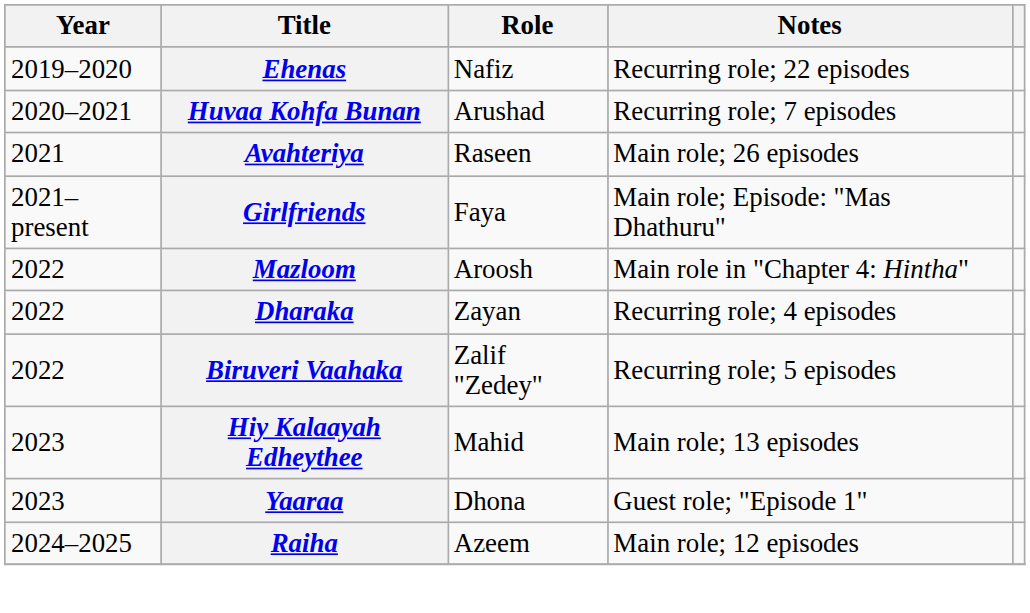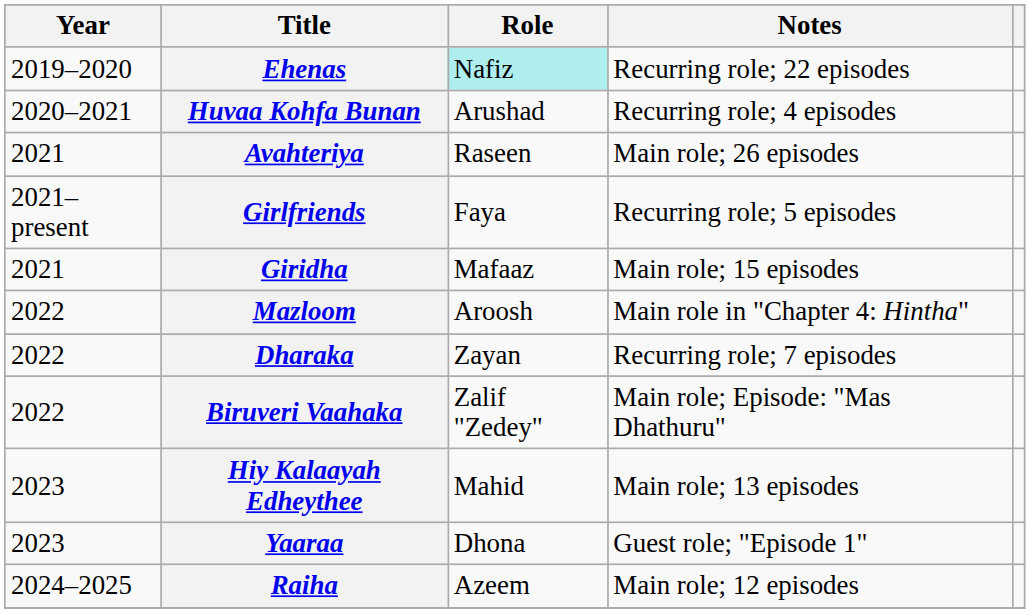(484, 68) no background -> (484, 68) paleturquoise background
(755, 111) Recurring role; 7 episodes -> (755, 111) Recurring role; 4 episodes
(752, 211) Main role; Episode: "Mas Dhathuru" -> (755, 211) Recurring role; 5 episodes
+ row: (304, 269)
(755, 311) Recurring role; 4 episodes -> (755, 354) Recurring role; 7 episodes
(755, 369) Recurring role; 5 episodes -> (752, 412) Main role; Episode: "Mas Dhathuru"
